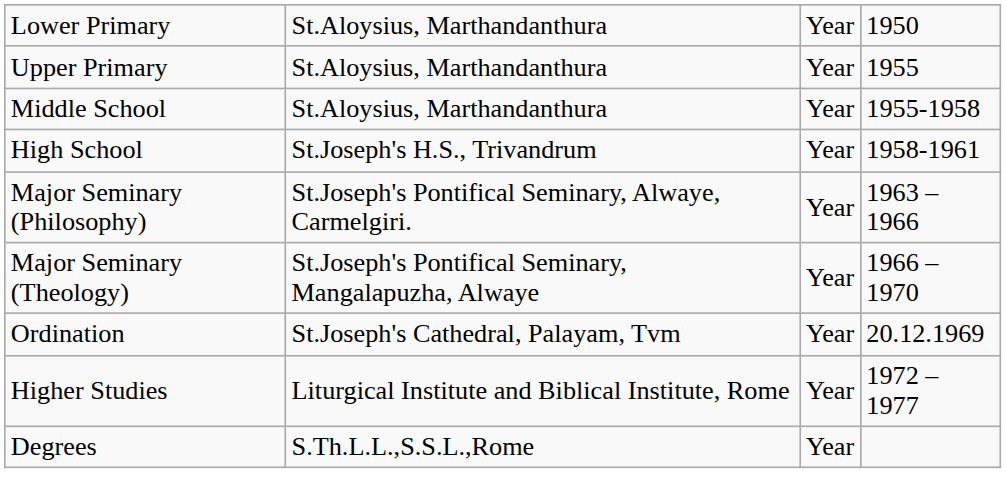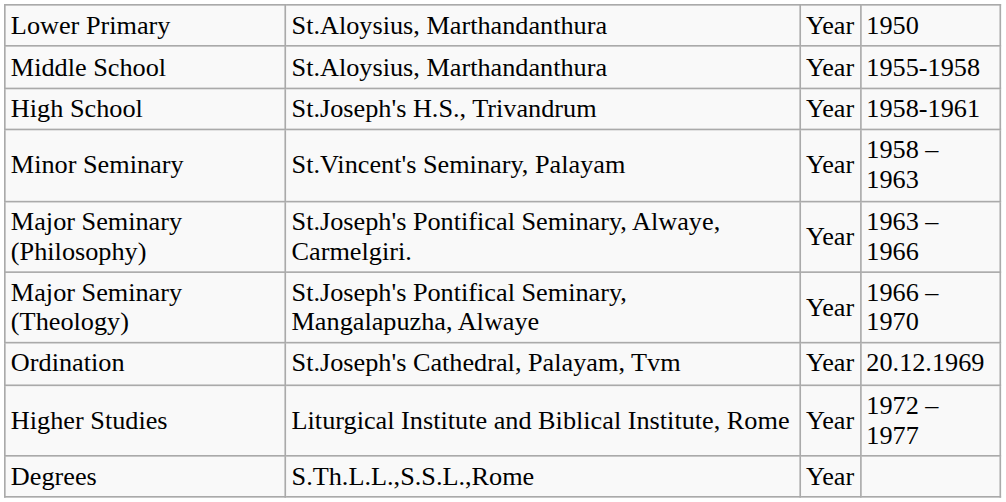- row: (89, 66)
+ row: (97, 164)
